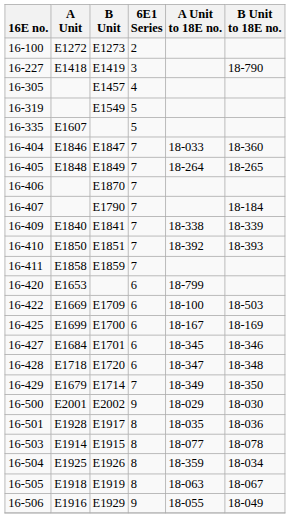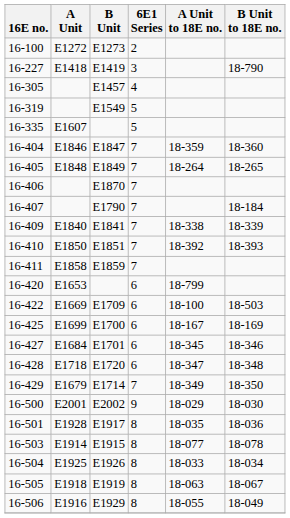(186, 147) 18-033 -> (186, 147) 18-359
(186, 463) 18-359 -> (186, 463) 18-033
(134, 503) 9 -> (134, 503) 8
